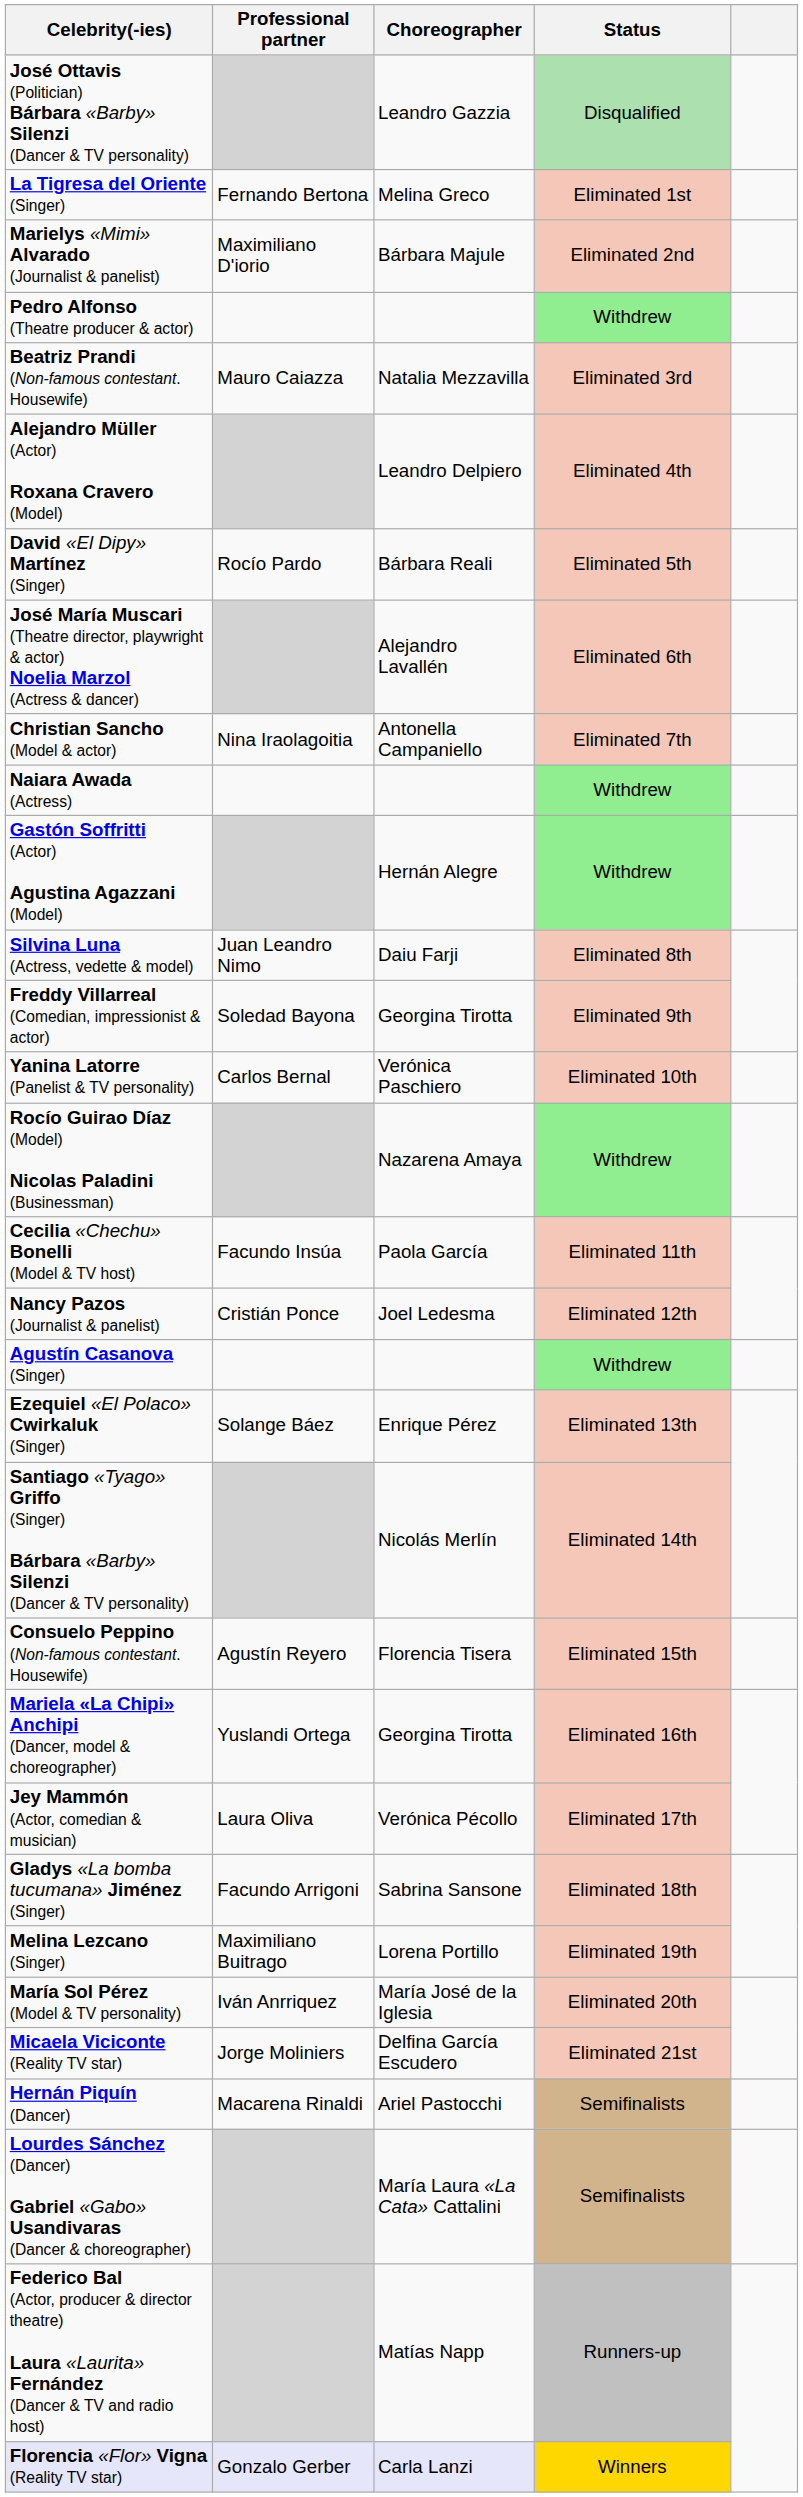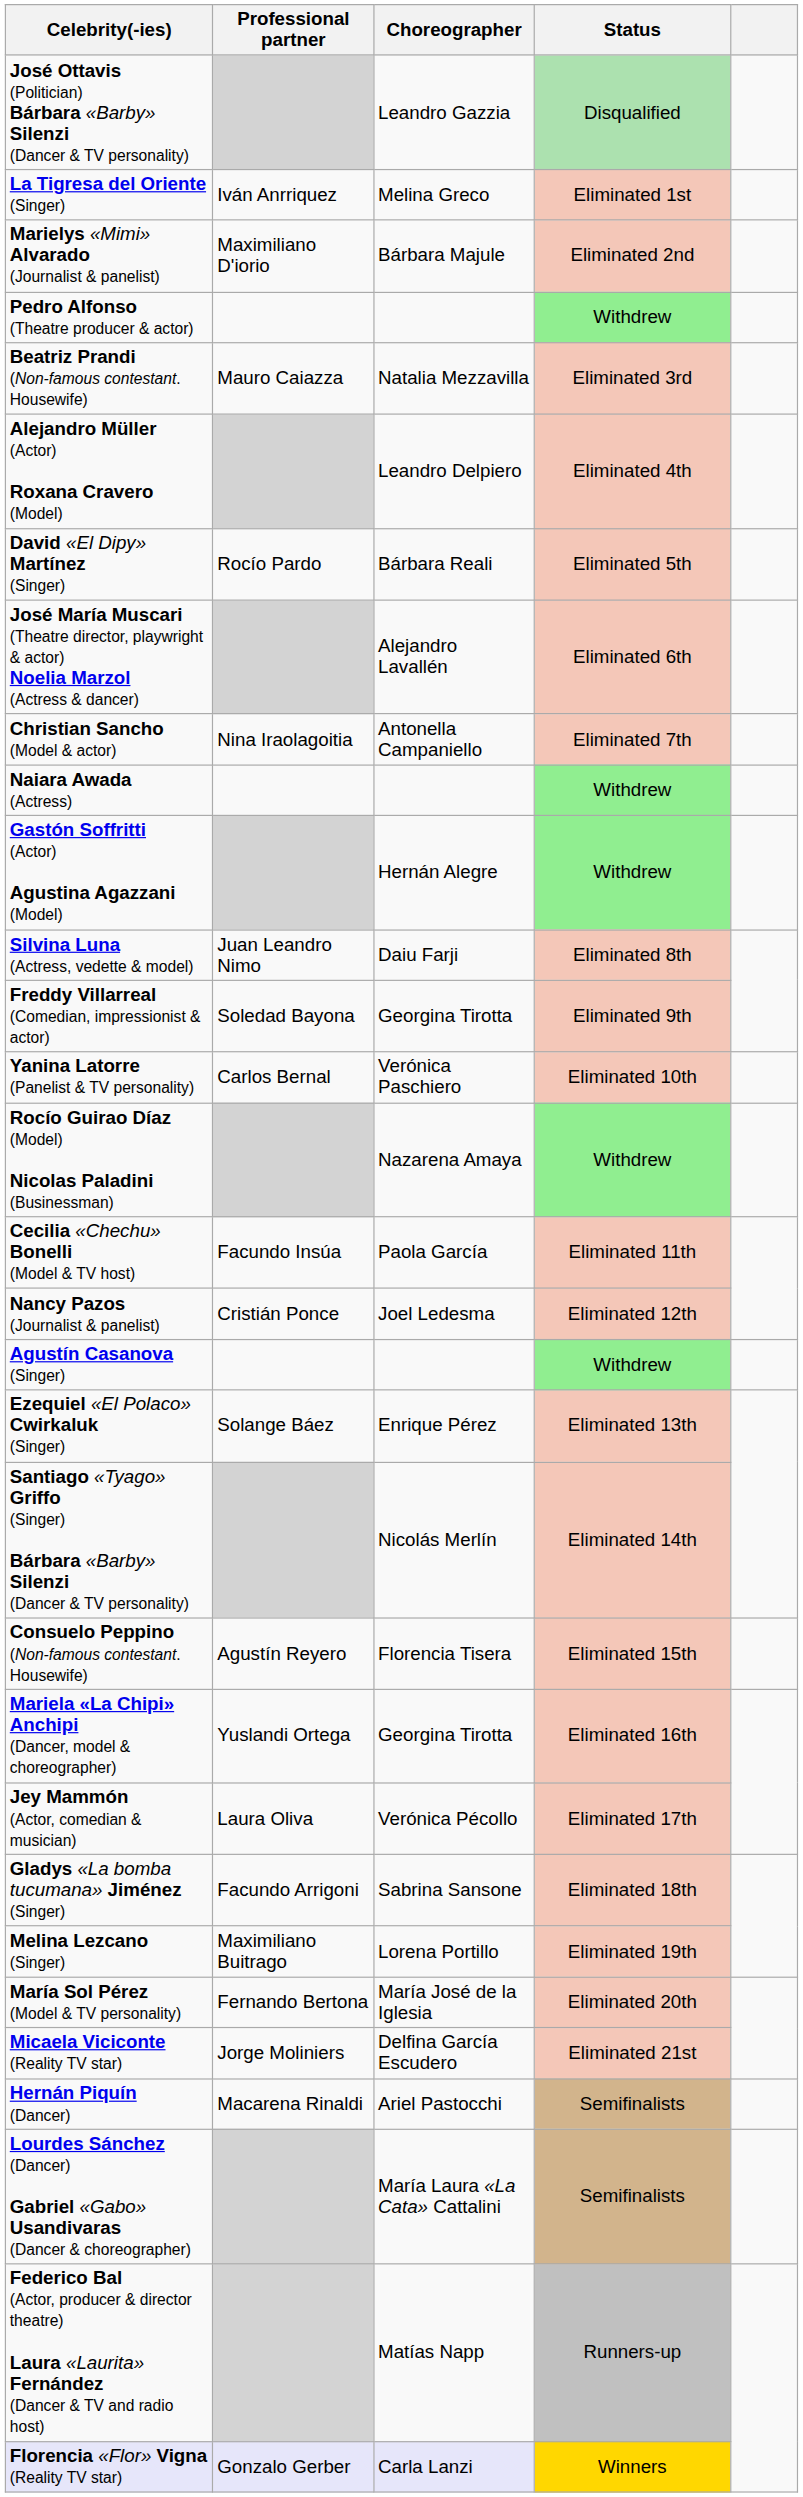(293, 194) Fernando Bertona -> (277, 194) Iván Anrriquez
(277, 2002) Iván Anrriquez -> (293, 2002) Fernando Bertona
